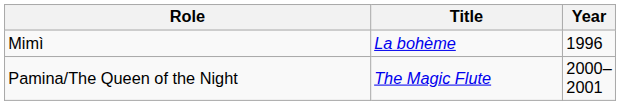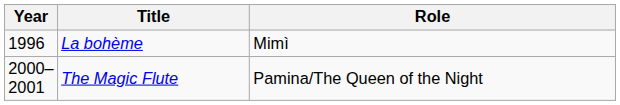columns swapped: (589, 17) <-> (187, 17)
